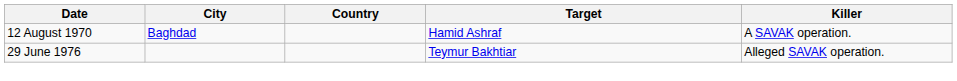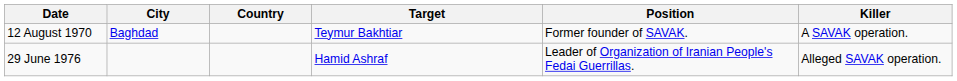+ column: (670, 14)
(465, 33) Hamid Ashraf -> (358, 33) Teymur Bakhtiar
(472, 52) Teymur Bakhtiar -> (351, 59) Hamid Ashraf
